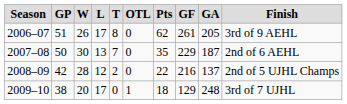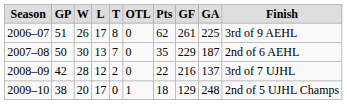(210, 33) 205 -> (210, 33) 225
(282, 71) 2nd of 5 UJHL Champs -> (260, 71) 3rd of 7 UJHL
(260, 90) 3rd of 7 UJHL -> (282, 90) 2nd of 5 UJHL Champs
